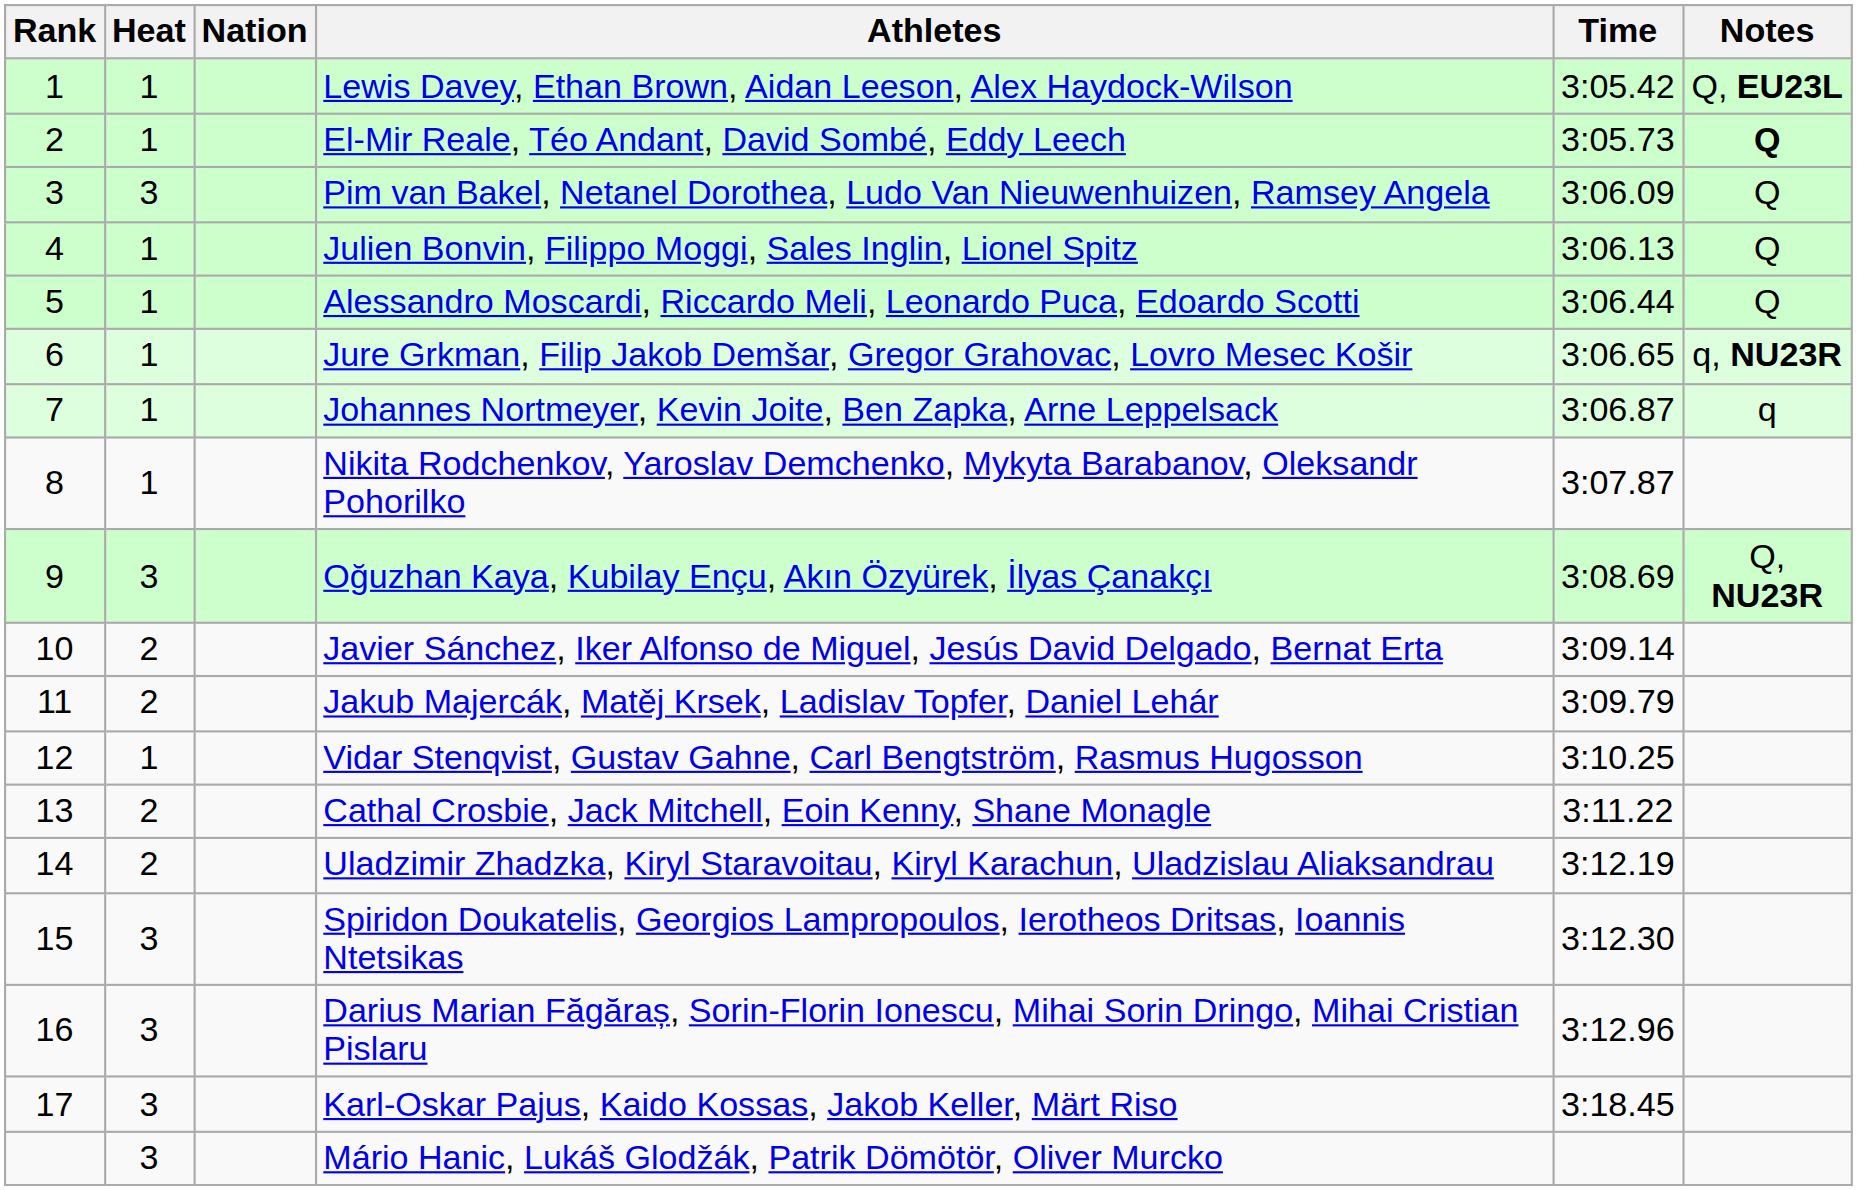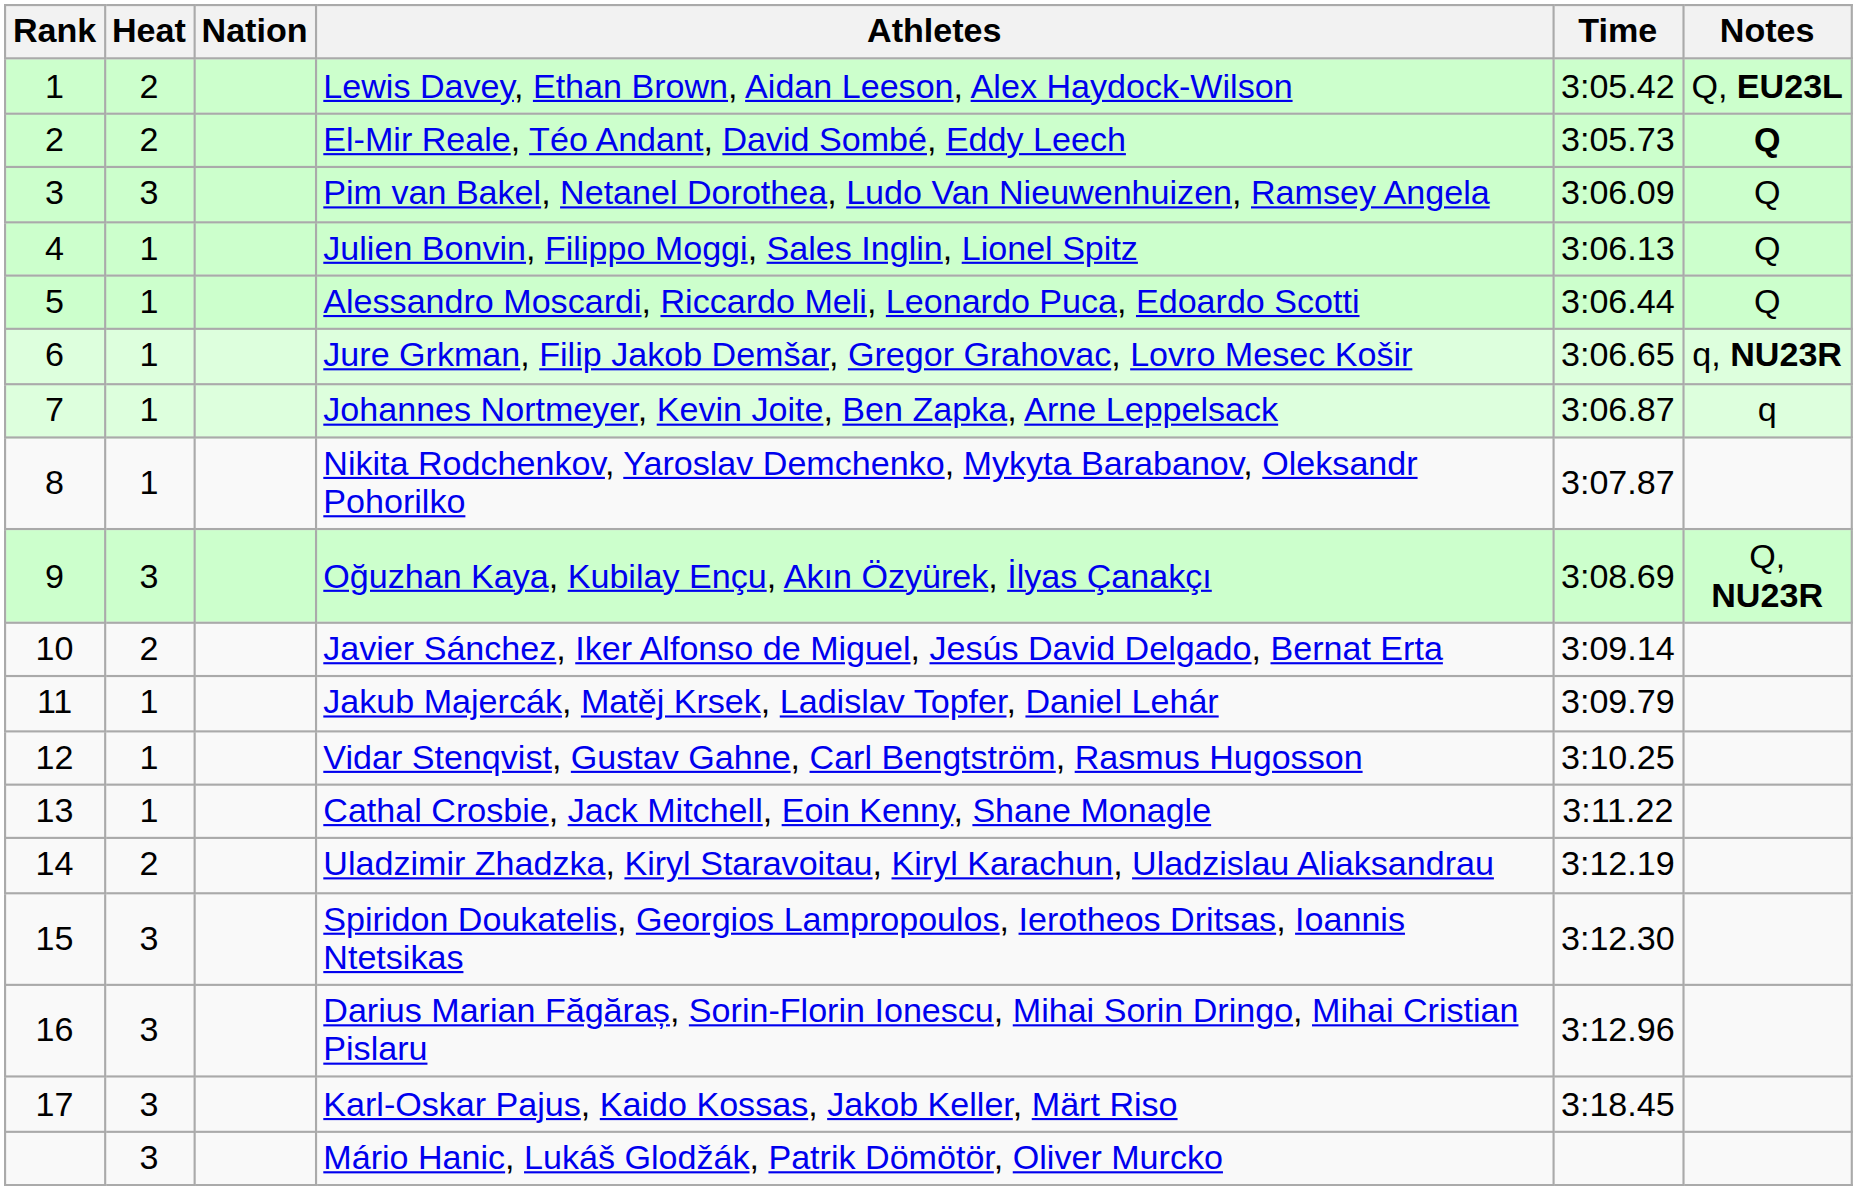(149, 85) 1 -> (149, 85) 2
(149, 139) 1 -> (149, 139) 2
(149, 702) 2 -> (149, 702) 1
(149, 810) 2 -> (149, 810) 1
